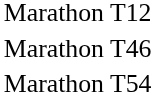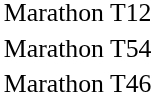rows swapped: (78, 48) <-> (78, 83)
